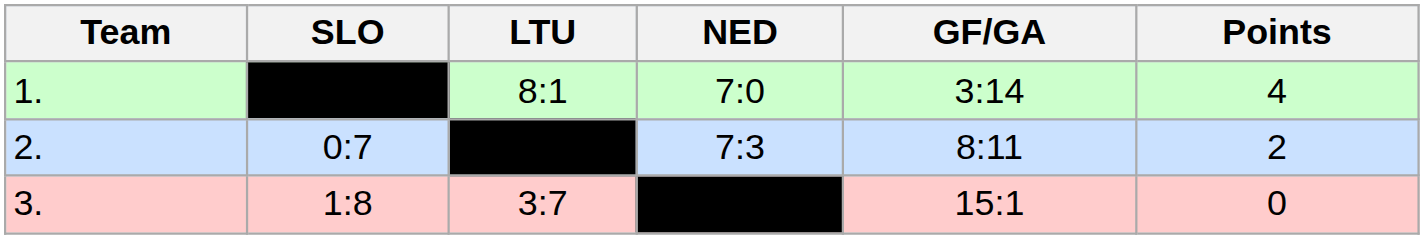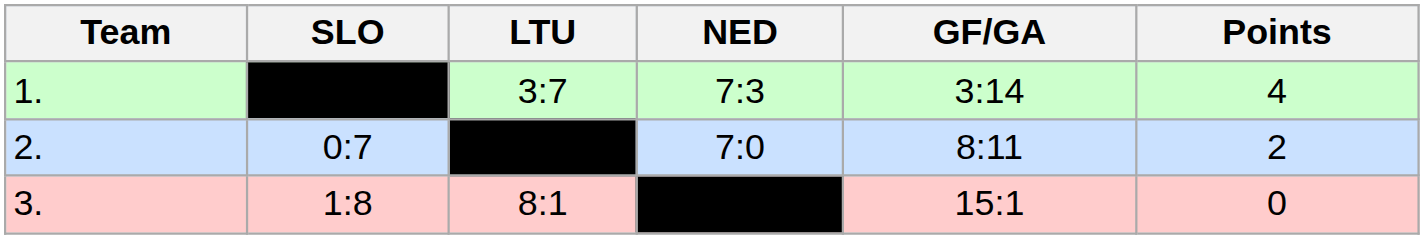(543, 89) 8:1 -> (543, 89) 3:7
(740, 89) 7:0 -> (740, 89) 7:3
(740, 146) 7:3 -> (740, 146) 7:0
(543, 203) 3:7 -> (543, 203) 8:1
